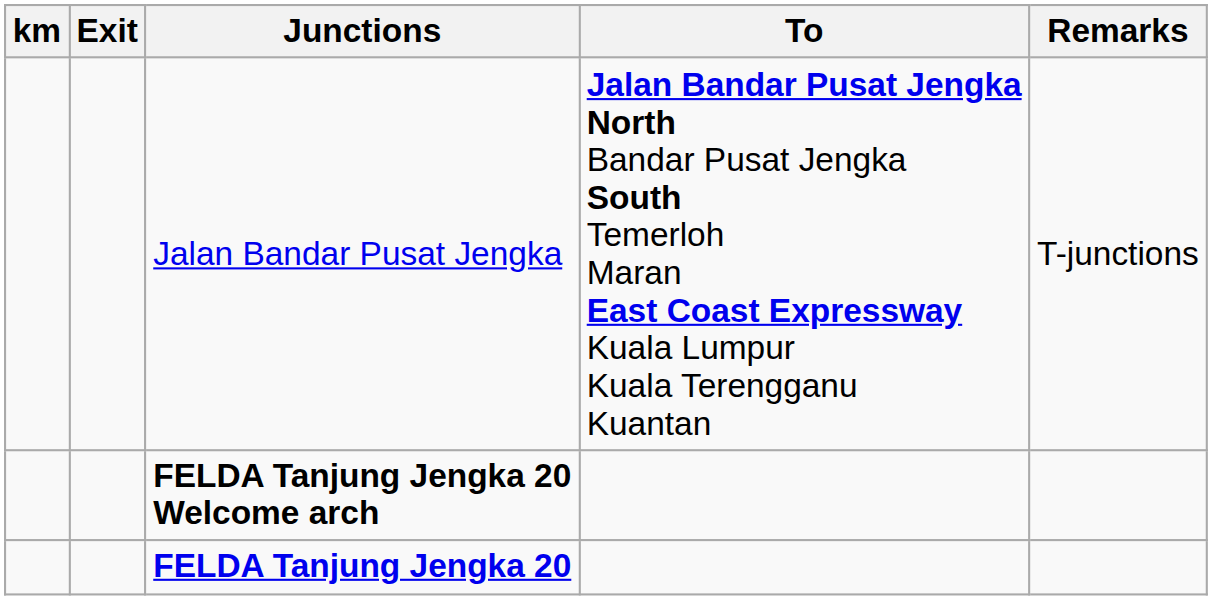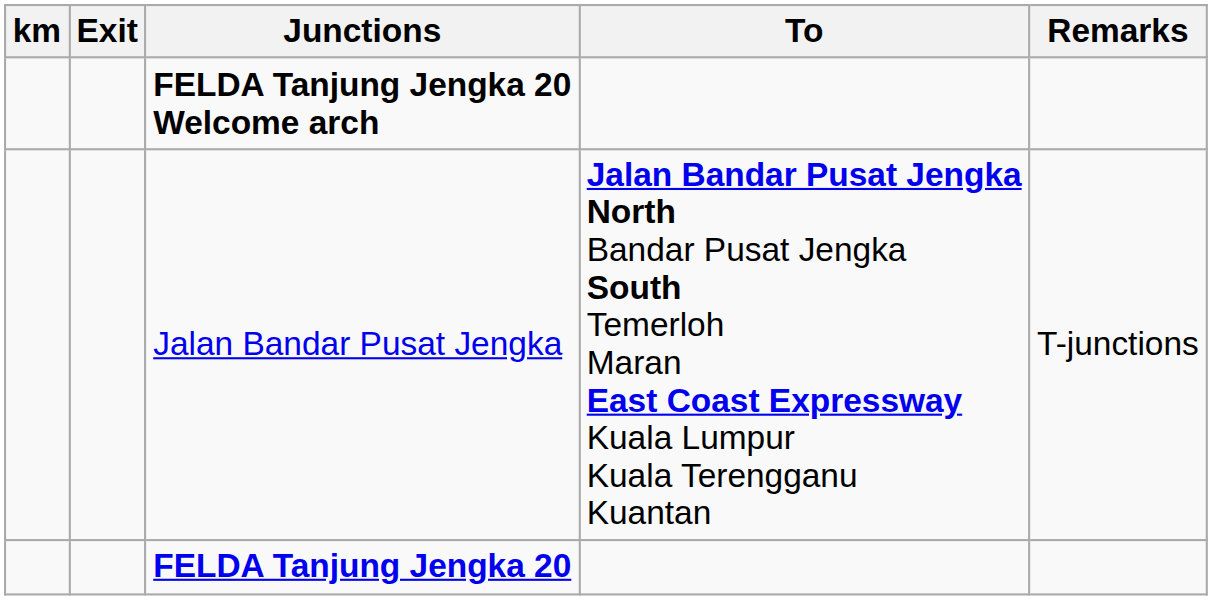rows swapped: (358, 253) <-> (362, 494)
